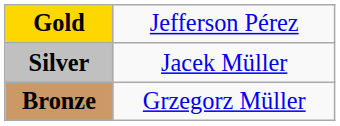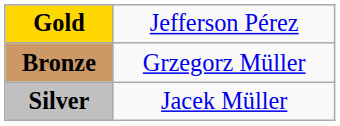rows swapped: (59, 62) <-> (59, 100)
